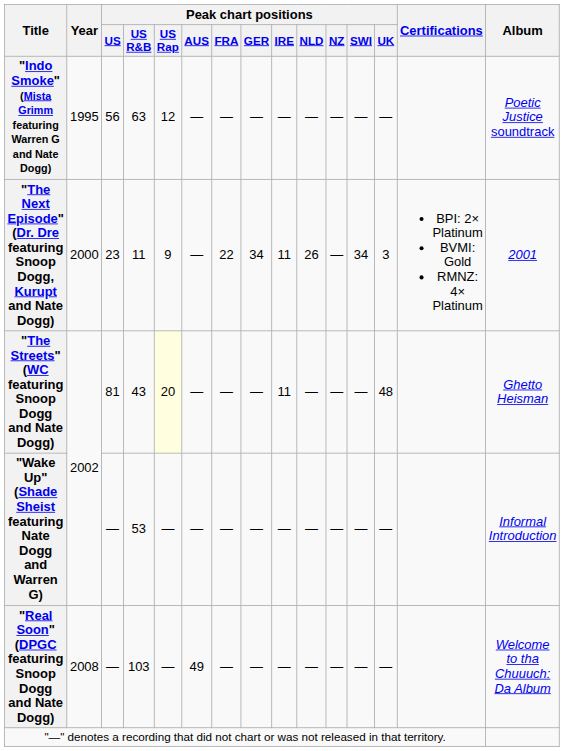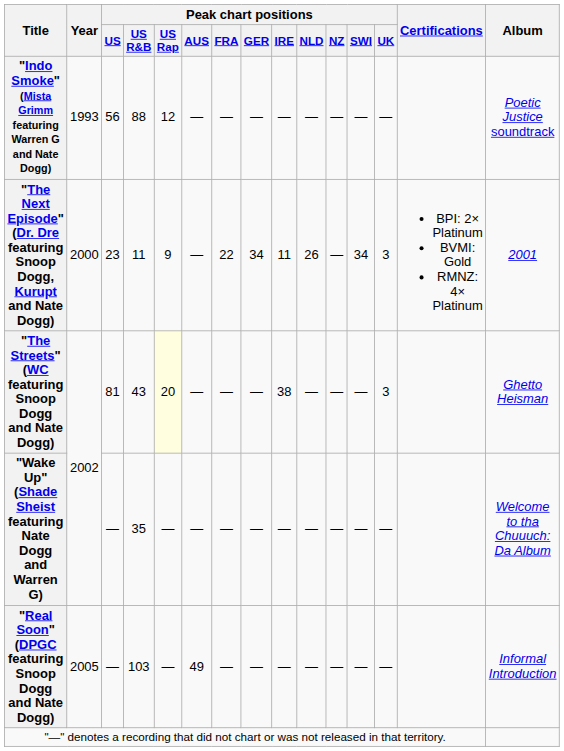(84, 117) 1995 -> (84, 117) 1993
(139, 117) 63 -> (139, 117) 88
(284, 392) 11 -> (284, 392) 38
(386, 392) 48 -> (386, 392) 3
(139, 529) 53 -> (139, 529) 35
(523, 529) Informal Introduction -> (523, 529) Welcome to tha Chuuuch: Da Album
(84, 666) 2008 -> (84, 666) 2005
(523, 666) Welcome to tha Chuuuch: Da Album -> (523, 666) Informal Introduction
